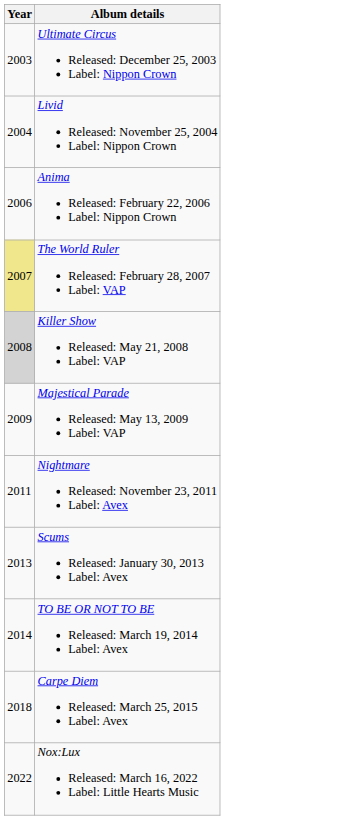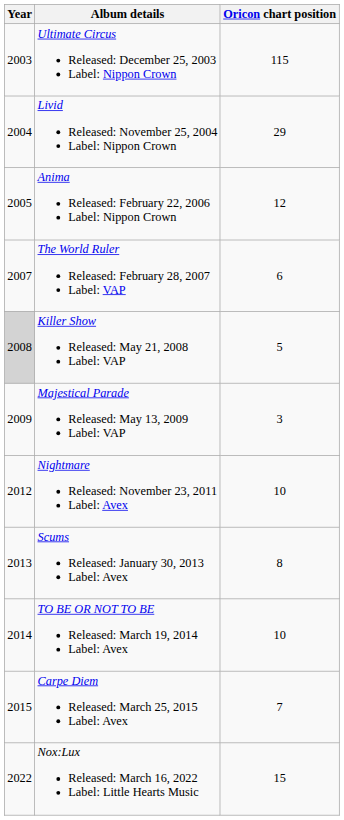+ column: (280, 14)
(20, 203) 2006 -> (20, 203) 2005
(20, 275) khaki background -> (20, 275) no background
(19, 491) 2011 -> (20, 491) 2012
(20, 707) 2018 -> (20, 707) 2015
